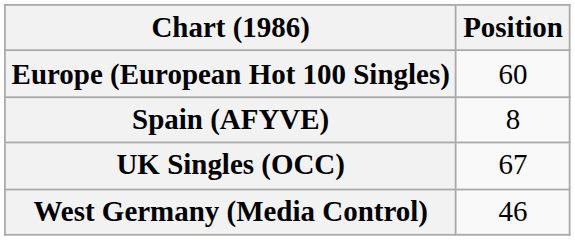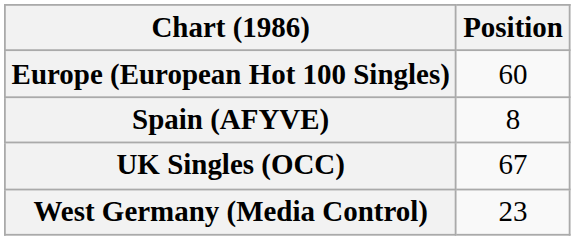(513, 211) 46 -> (513, 211) 23
